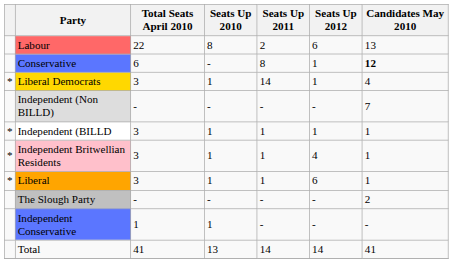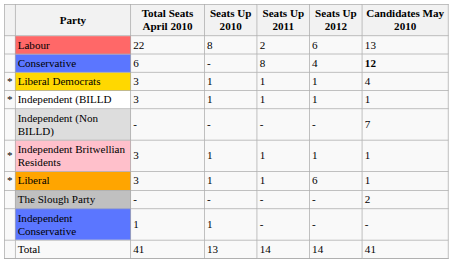(315, 63) 1 -> (315, 63) 4
(265, 81) 14 -> (262, 81) 1
rows swapped: (65, 131) <-> (58, 106)
(315, 156) 4 -> (315, 156) 1
